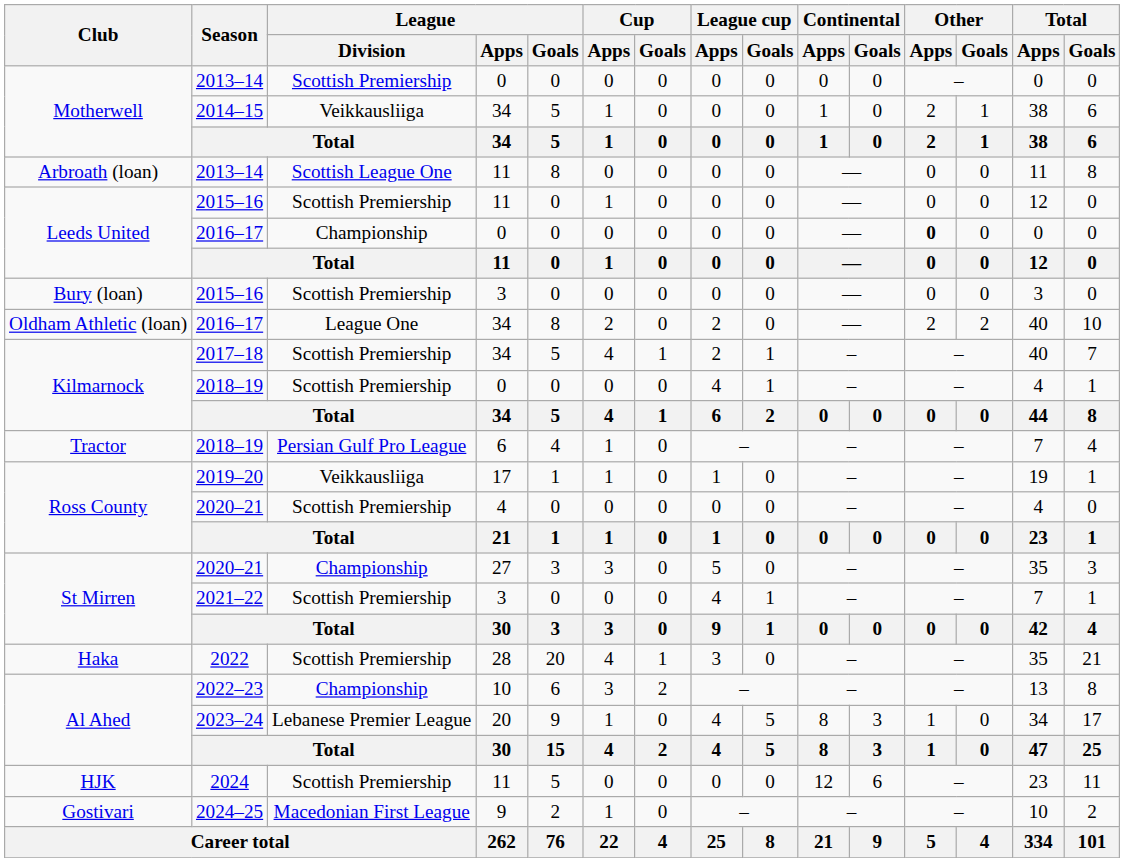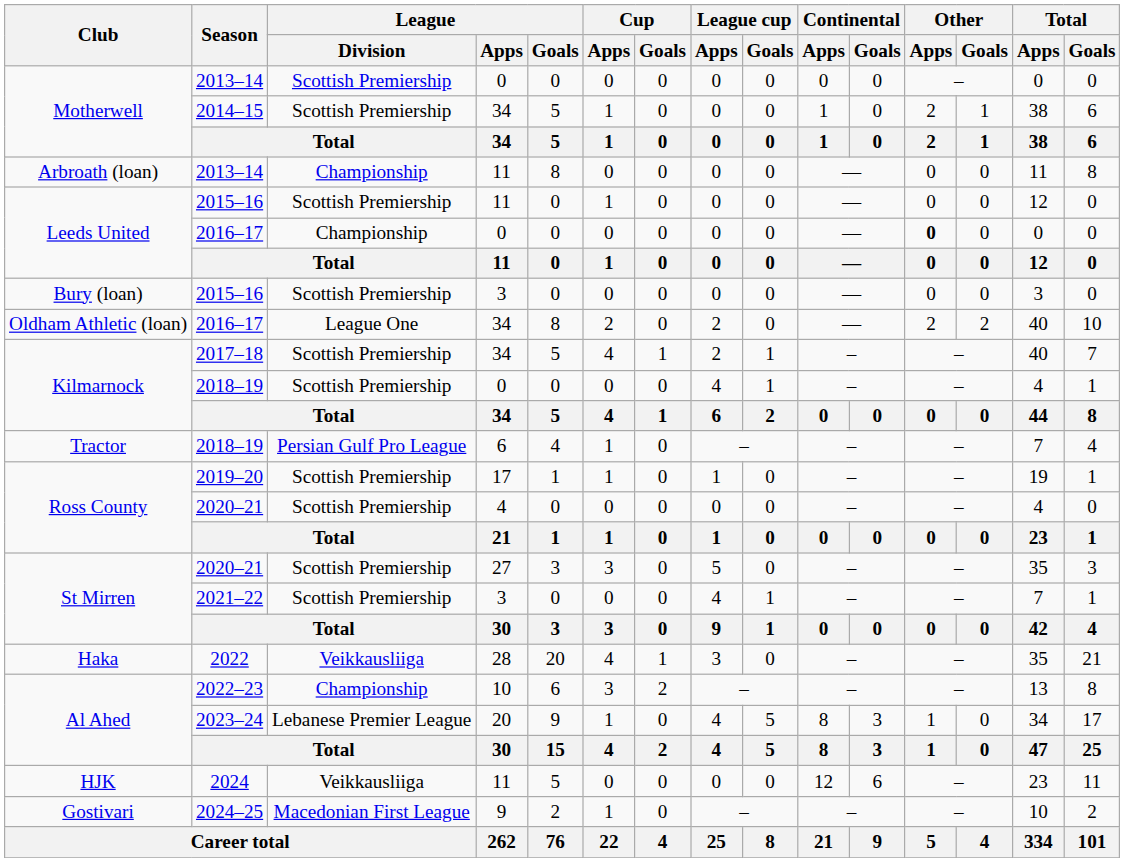(372, 111) Veikkausliiga -> (372, 111) Scottish Premiership
(372, 171) Scottish League One -> (372, 171) Championship
(372, 476) Veikkausliiga -> (372, 476) Scottish Premiership
(372, 567) Championship -> (372, 567) Scottish Premiership
(372, 659) Scottish Premiership -> (372, 659) Veikkausliiga
(372, 780) Scottish Premiership -> (372, 780) Veikkausliiga
